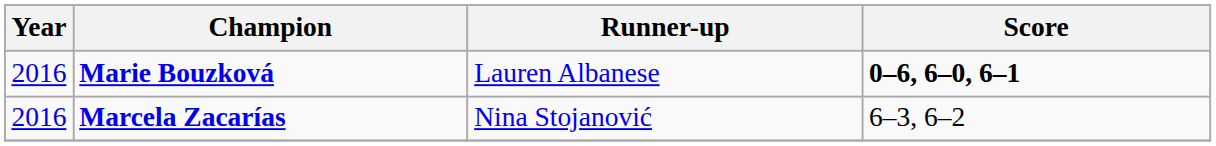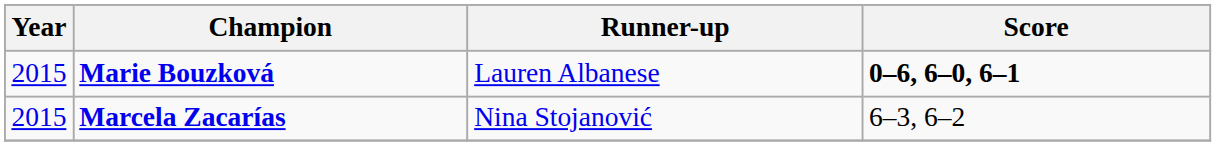(39, 72) 2016 -> (39, 72) 2015
(39, 118) 2016 -> (39, 118) 2015
